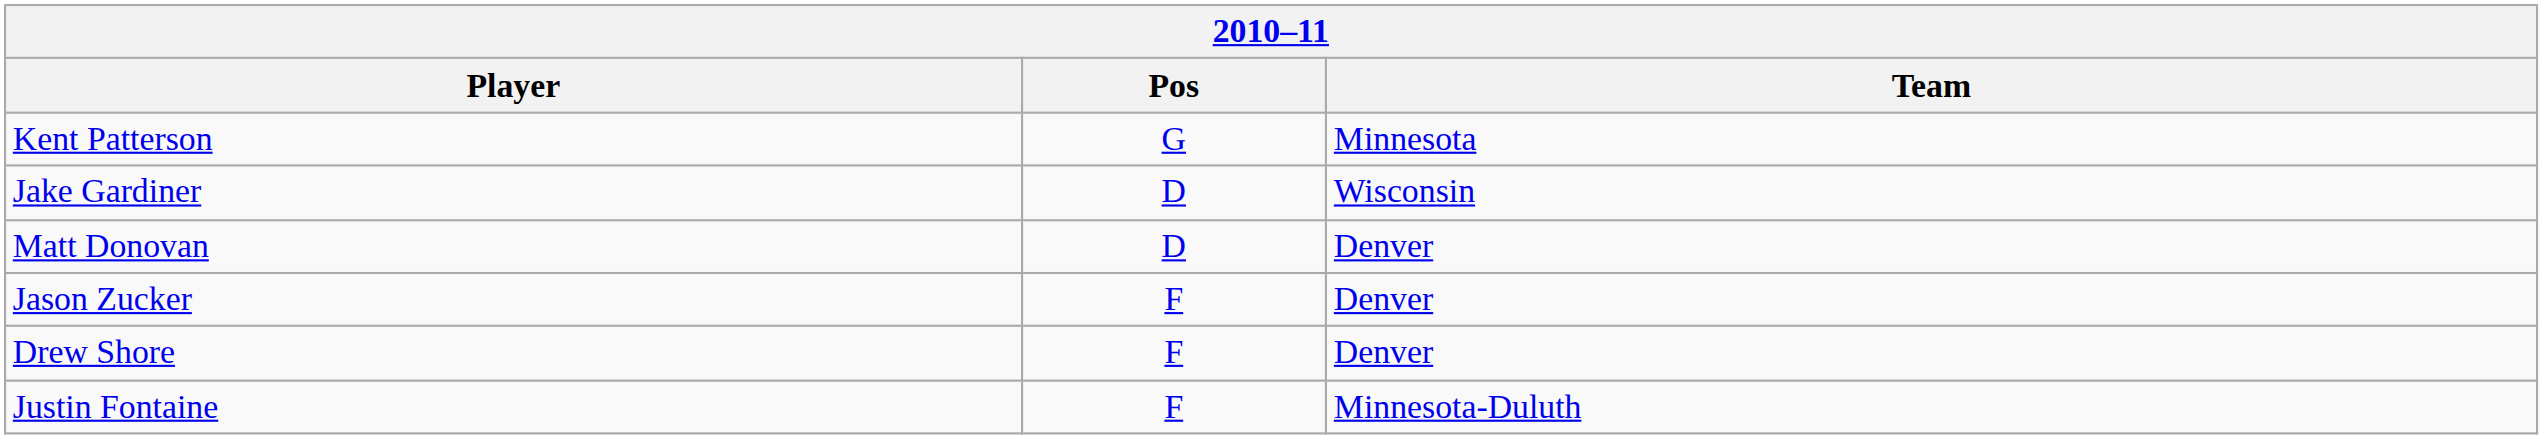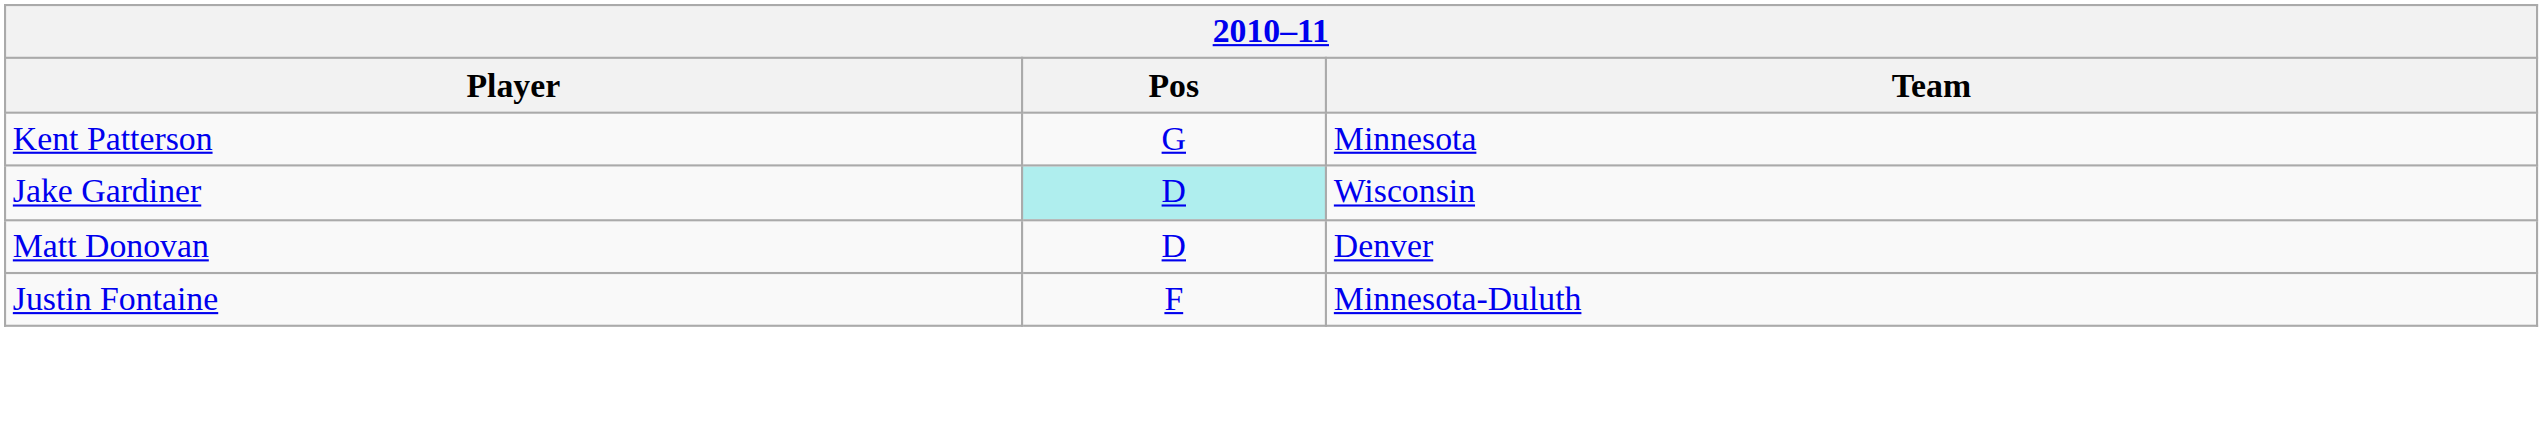(1174, 191) no background -> (1174, 191) paleturquoise background
- row: (102, 298)
- row: (94, 352)
